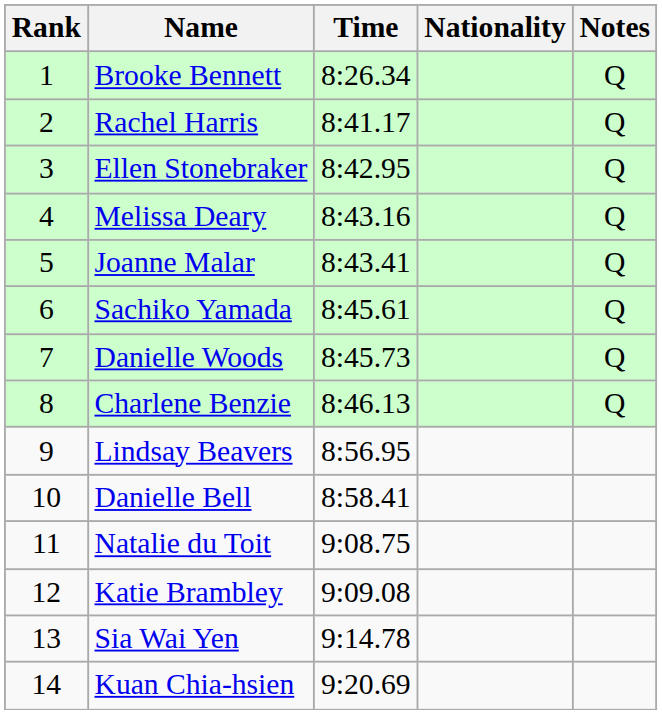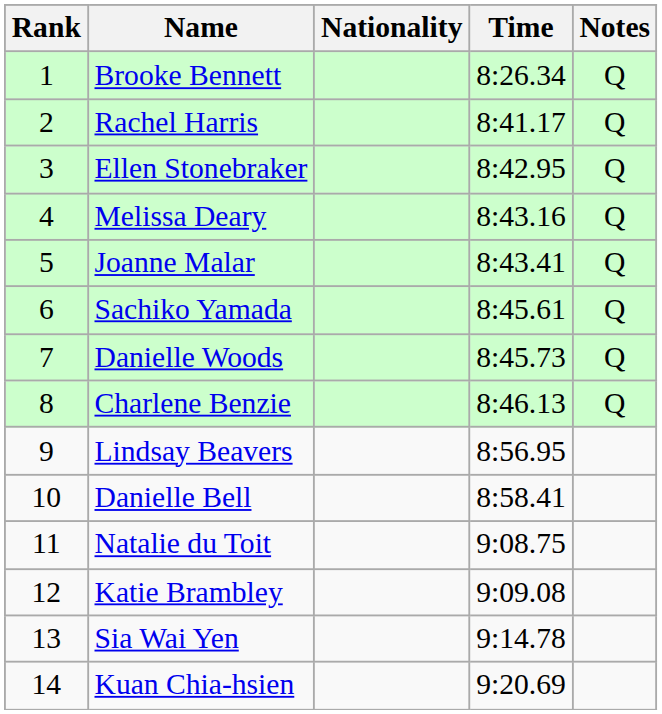columns swapped: (495, 27) <-> (366, 27)
